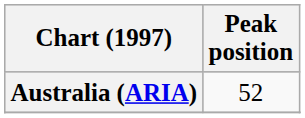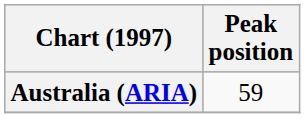(251, 91) 52 -> (251, 91) 59
